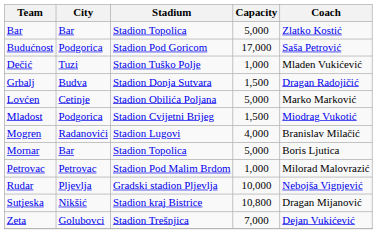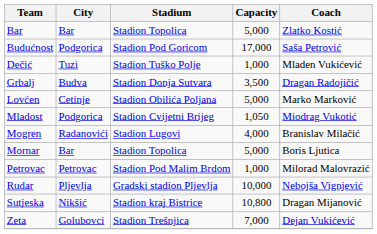(256, 82) 1,500 -> (256, 82) 3,500
(256, 116) 1,500 -> (256, 116) 1,050
